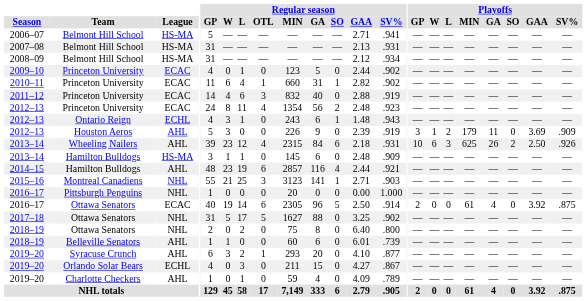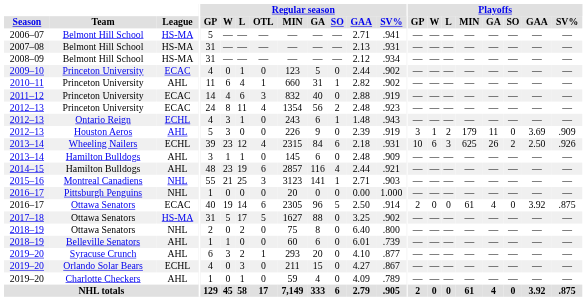(178, 83) ECAC -> (178, 83) AHL
(178, 144) AHL -> (177, 144) ECHL
(177, 156) HS-MA -> (178, 156) AHL
(178, 217) NHL -> (177, 217) HS-MA
